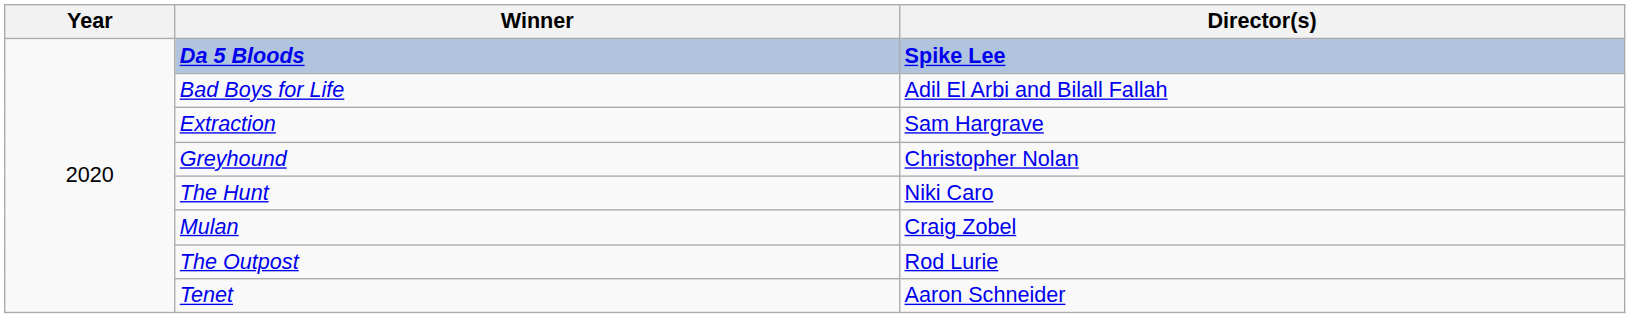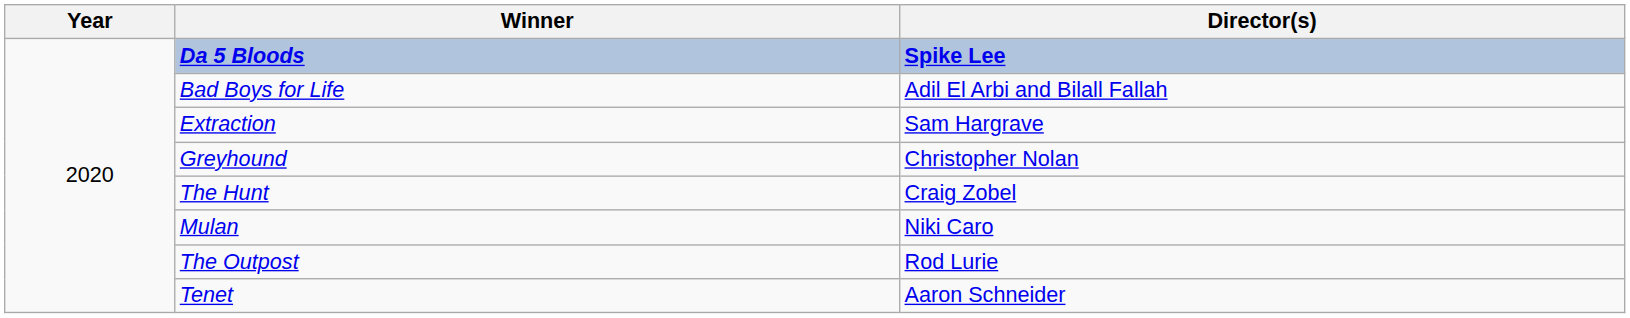(949, 192) Niki Caro -> (960, 192) Craig Zobel
(960, 227) Craig Zobel -> (949, 227) Niki Caro
